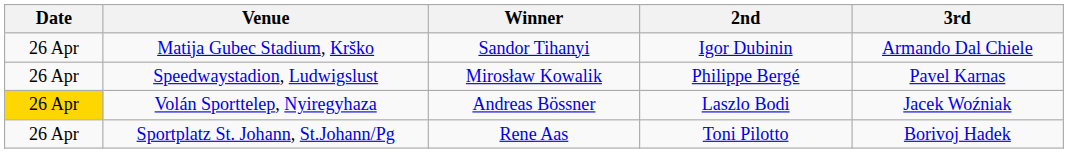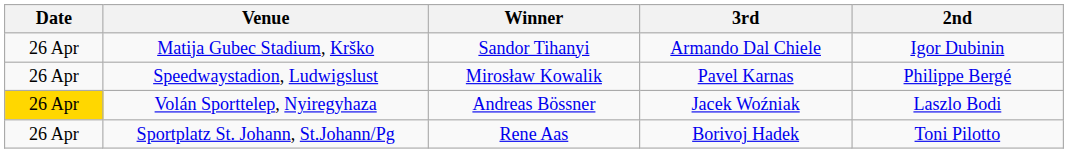columns swapped: (746, 18) <-> (957, 18)
